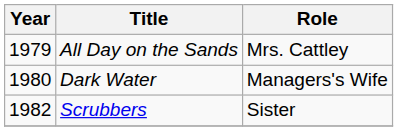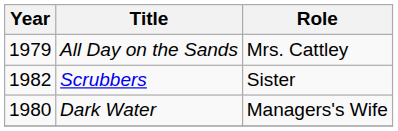rows swapped: (108, 79) <-> (104, 110)
